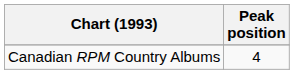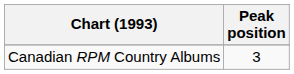(256, 57) 4 -> (256, 57) 3
